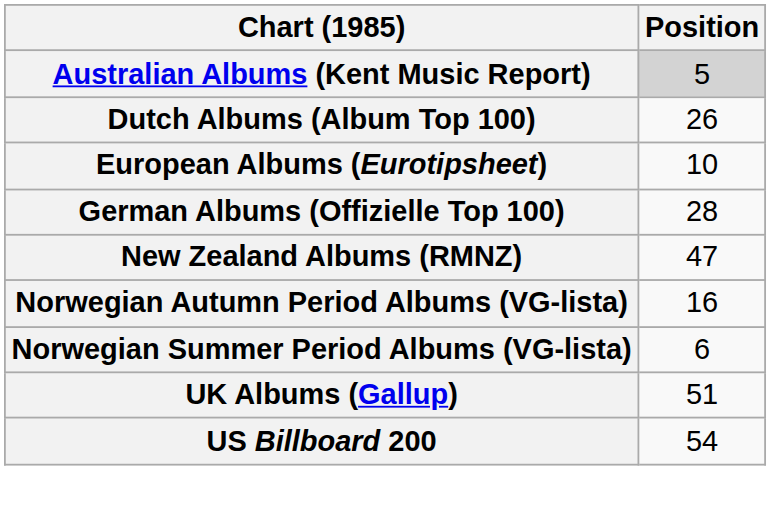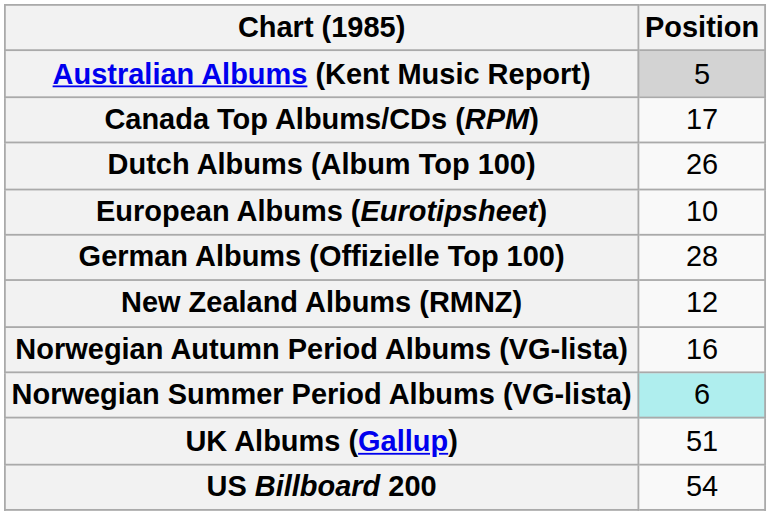+ row: (322, 119)
(702, 257) 47 -> (702, 303) 12
(702, 348) no background -> (702, 394) paleturquoise background
